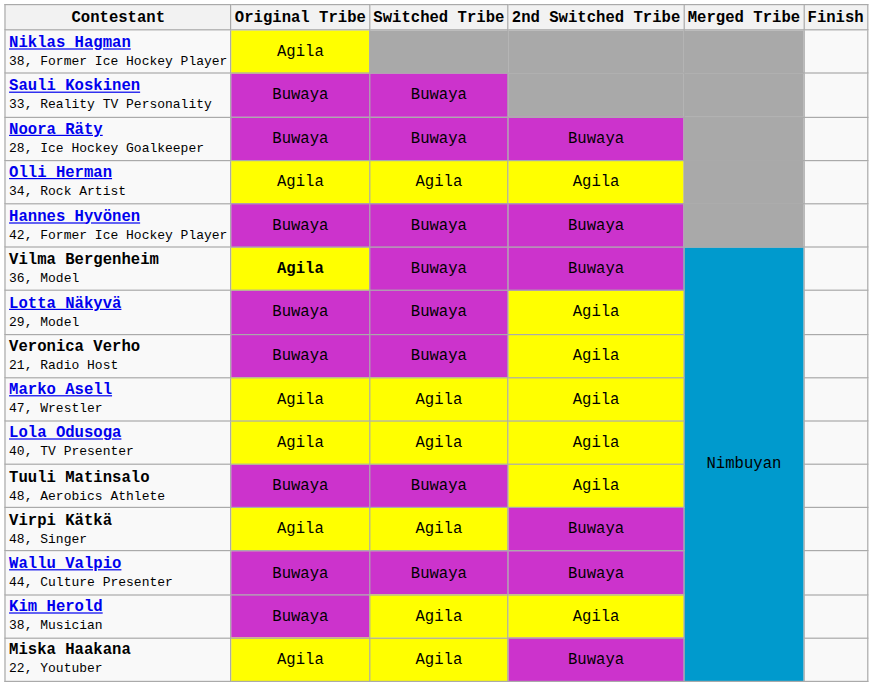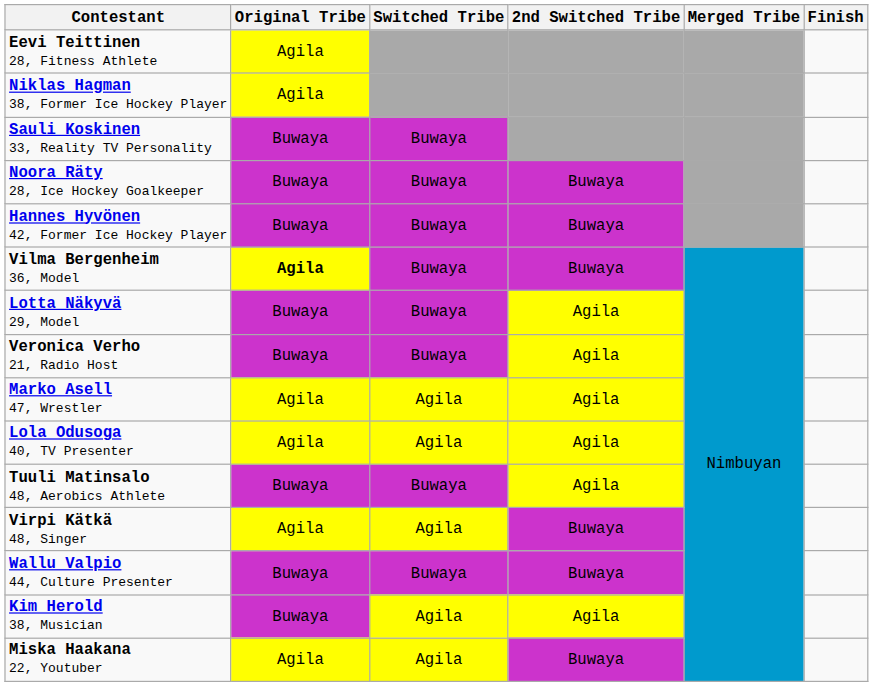+ row: (83, 51)
- row: (68, 181)
